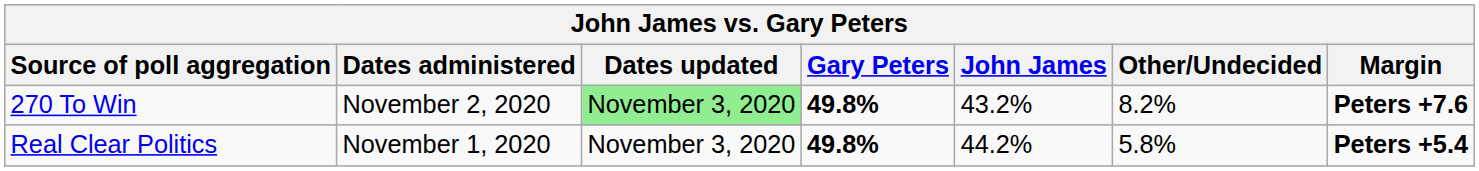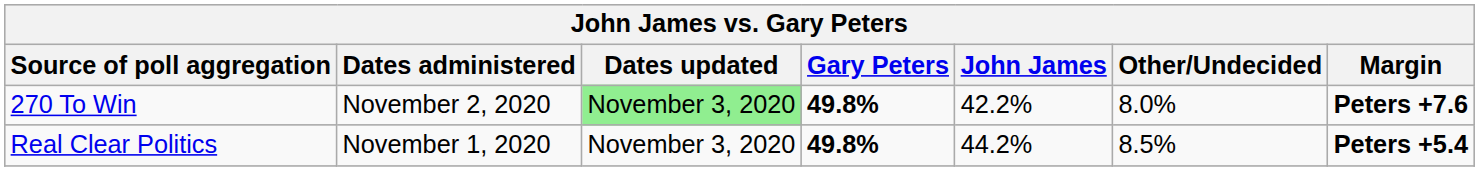(996, 104) 43.2% -> (996, 104) 42.2%
(1147, 104) 8.2% -> (1147, 104) 8.0%
(1147, 144) 5.8% -> (1147, 144) 8.5%
